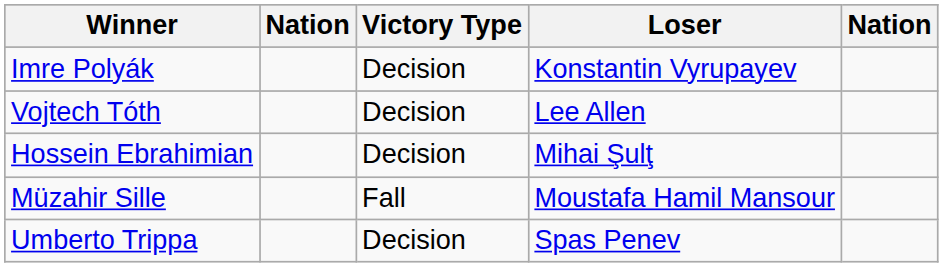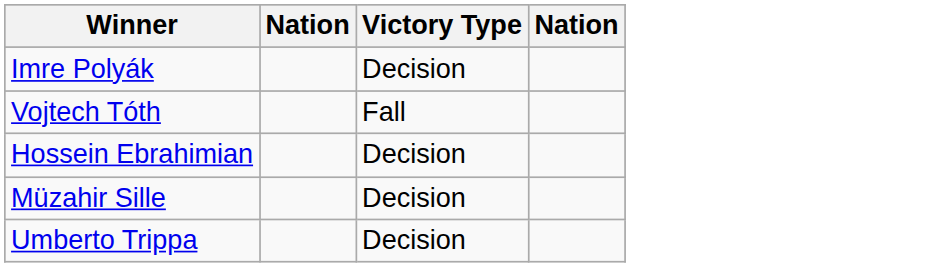- column: (685, 25)
(414, 111) Decision -> (384, 111) Fall
(384, 197) Fall -> (414, 197) Decision
